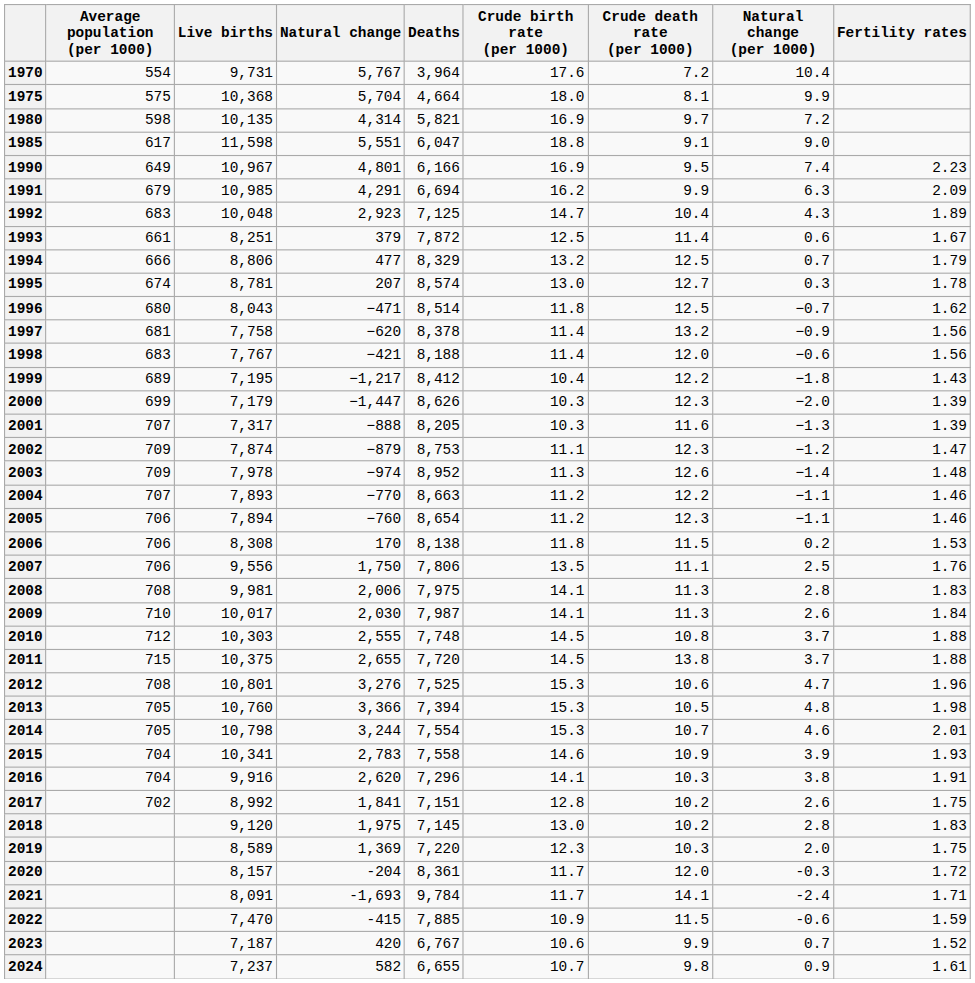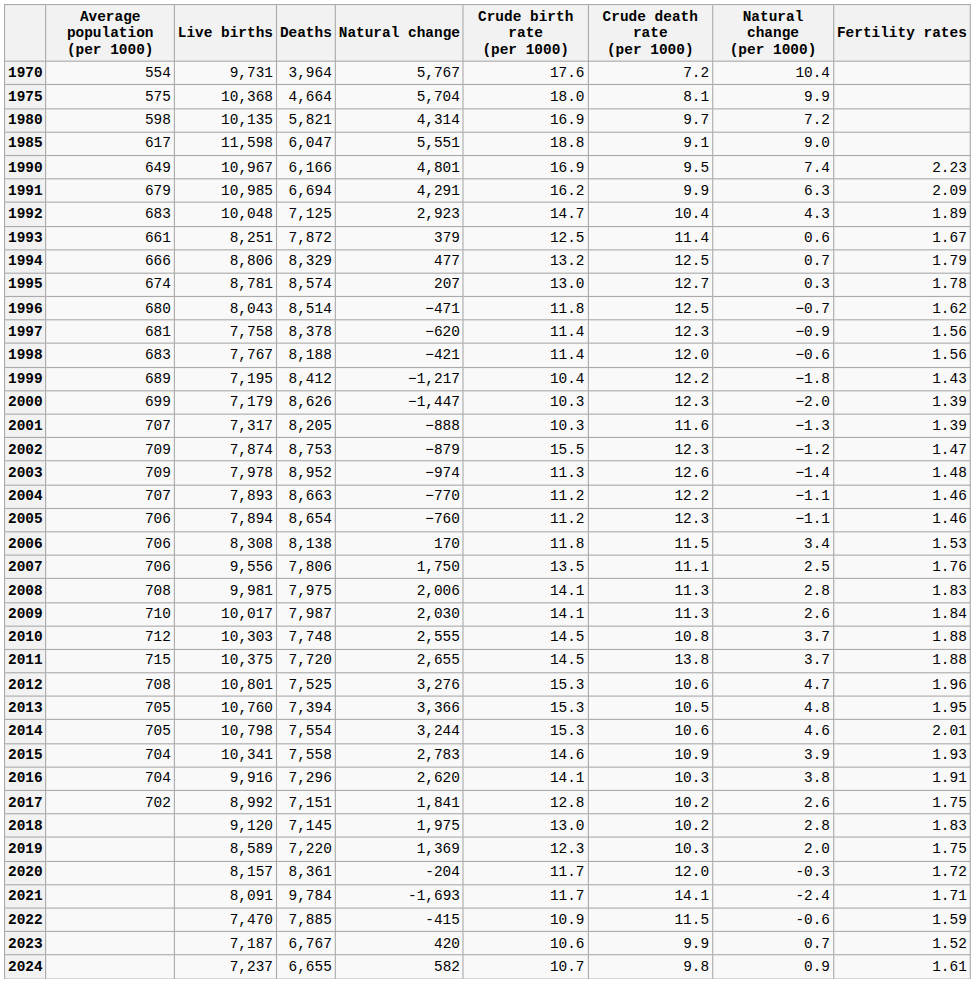columns swapped: (434, 33) <-> (341, 33)
(692, 332) 13.2 -> (692, 332) 12.3
(567, 449) 11.1 -> (567, 449) 15.5
(817, 543) 0.2 -> (817, 543) 3.4
(949, 708) 1.98 -> (949, 708) 1.95
(692, 732) 10.7 -> (692, 732) 10.6
